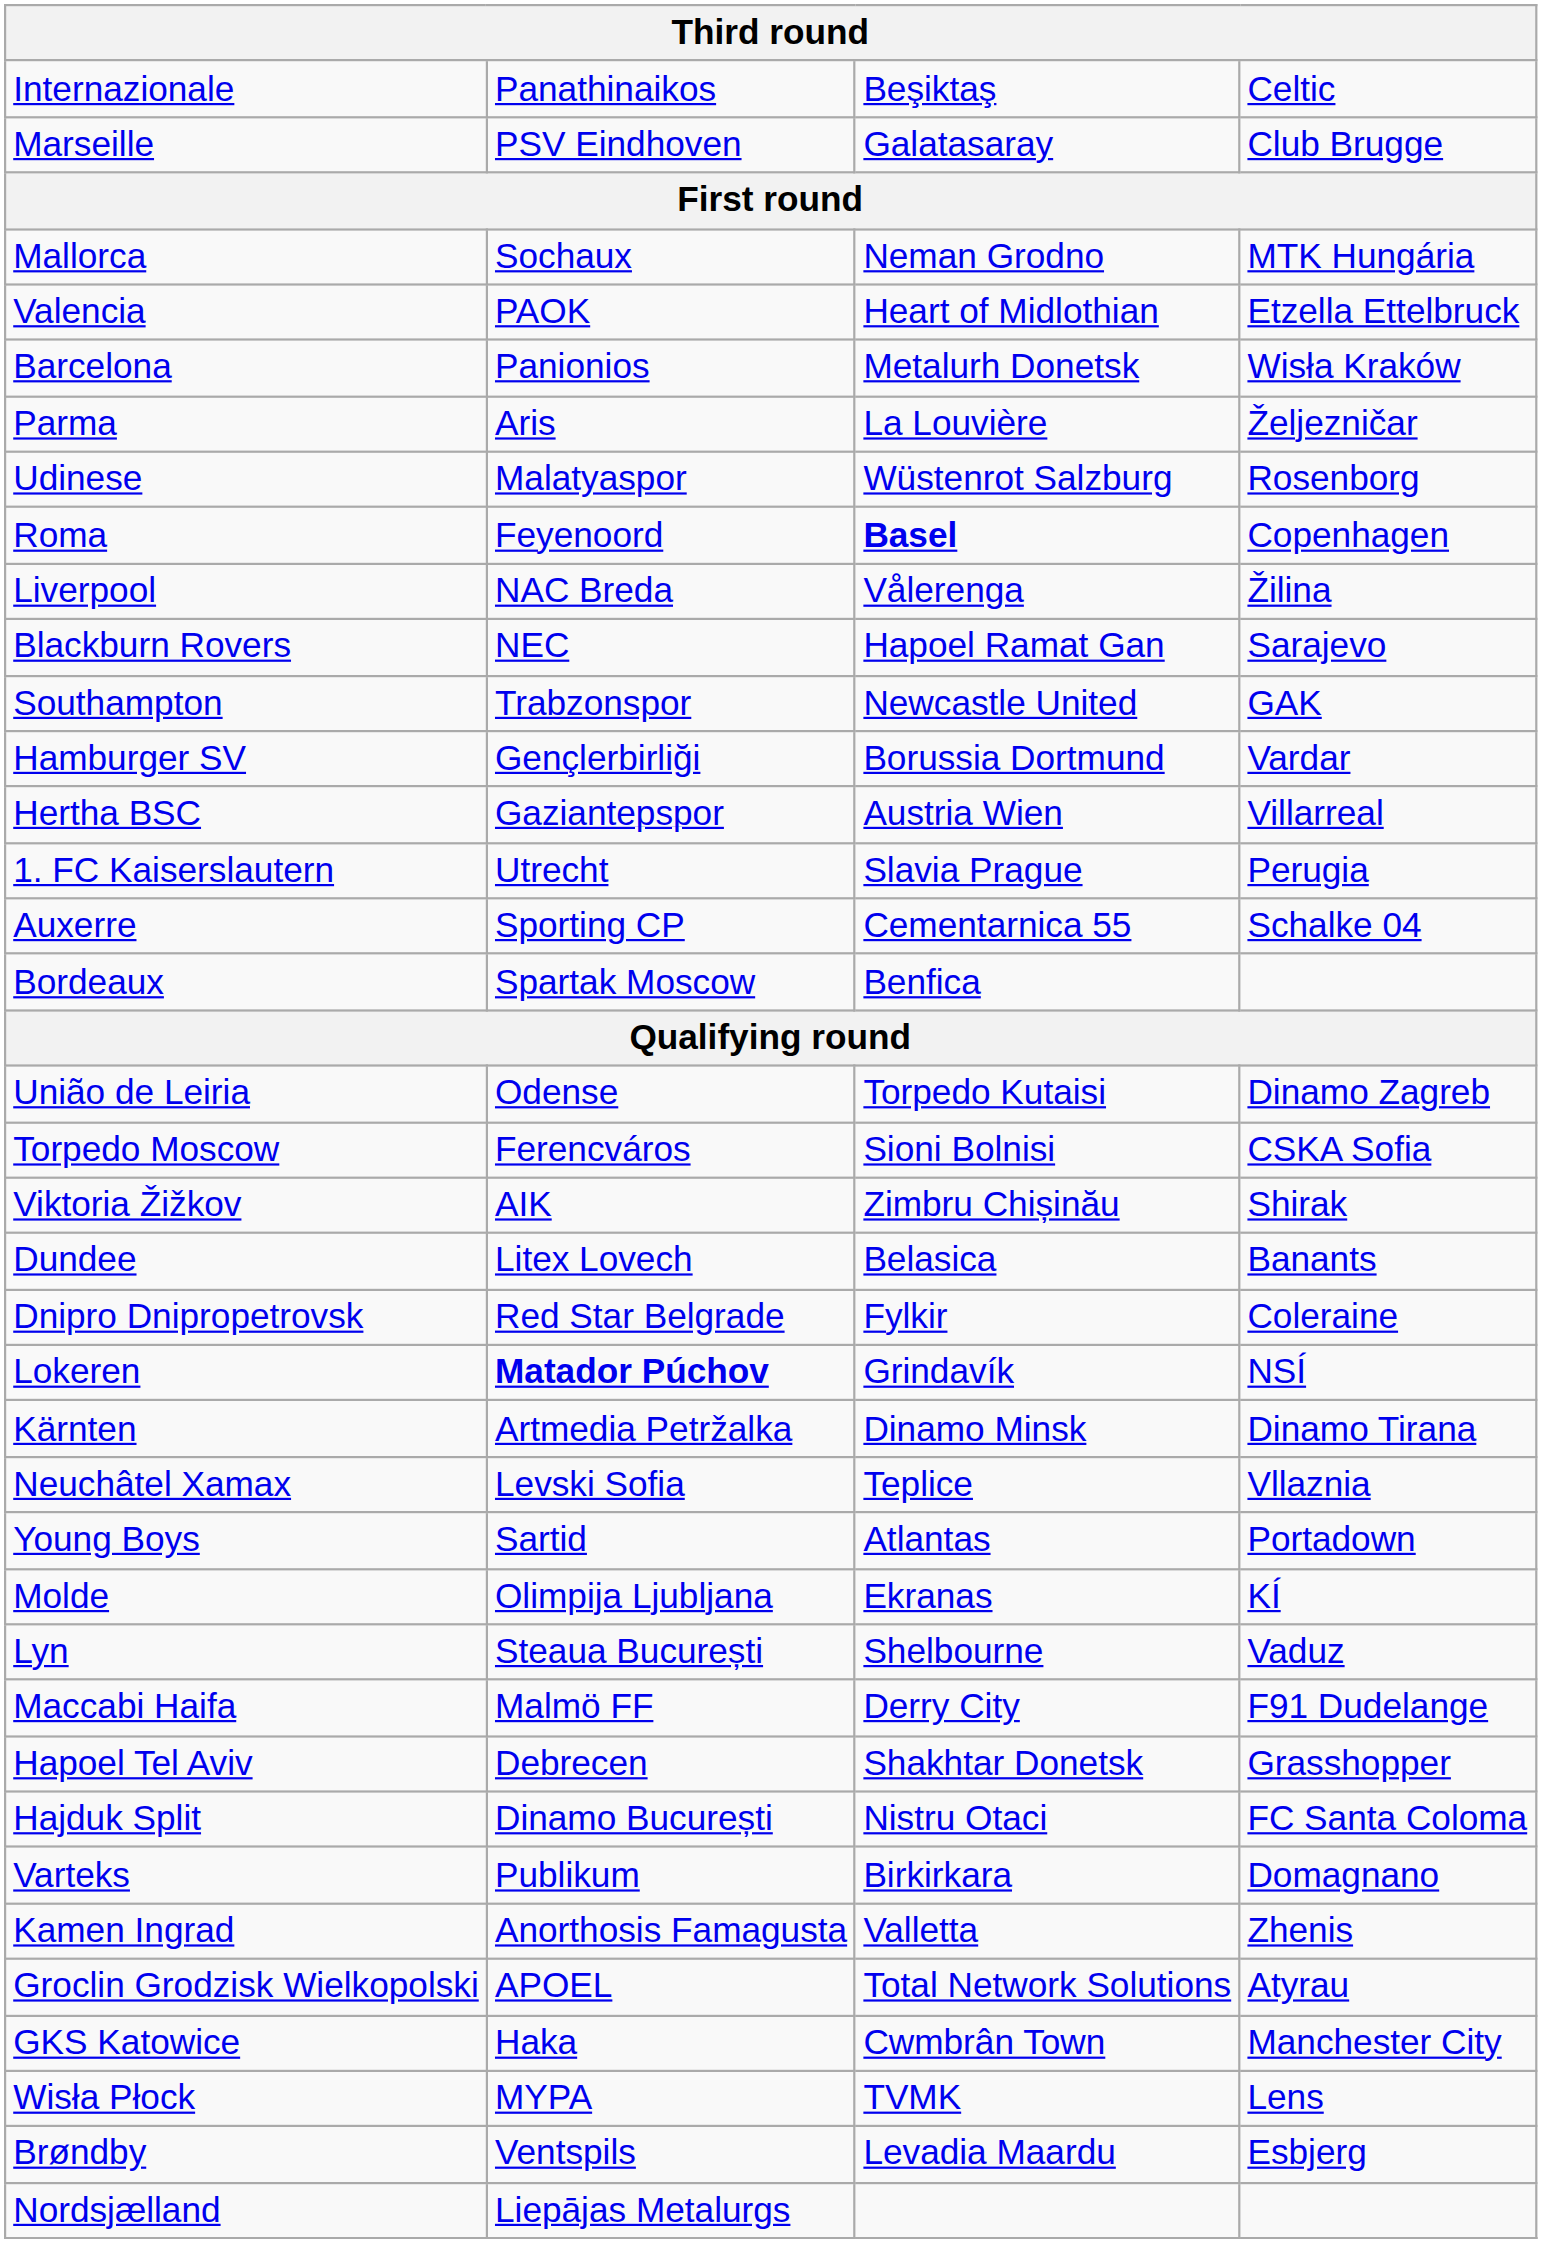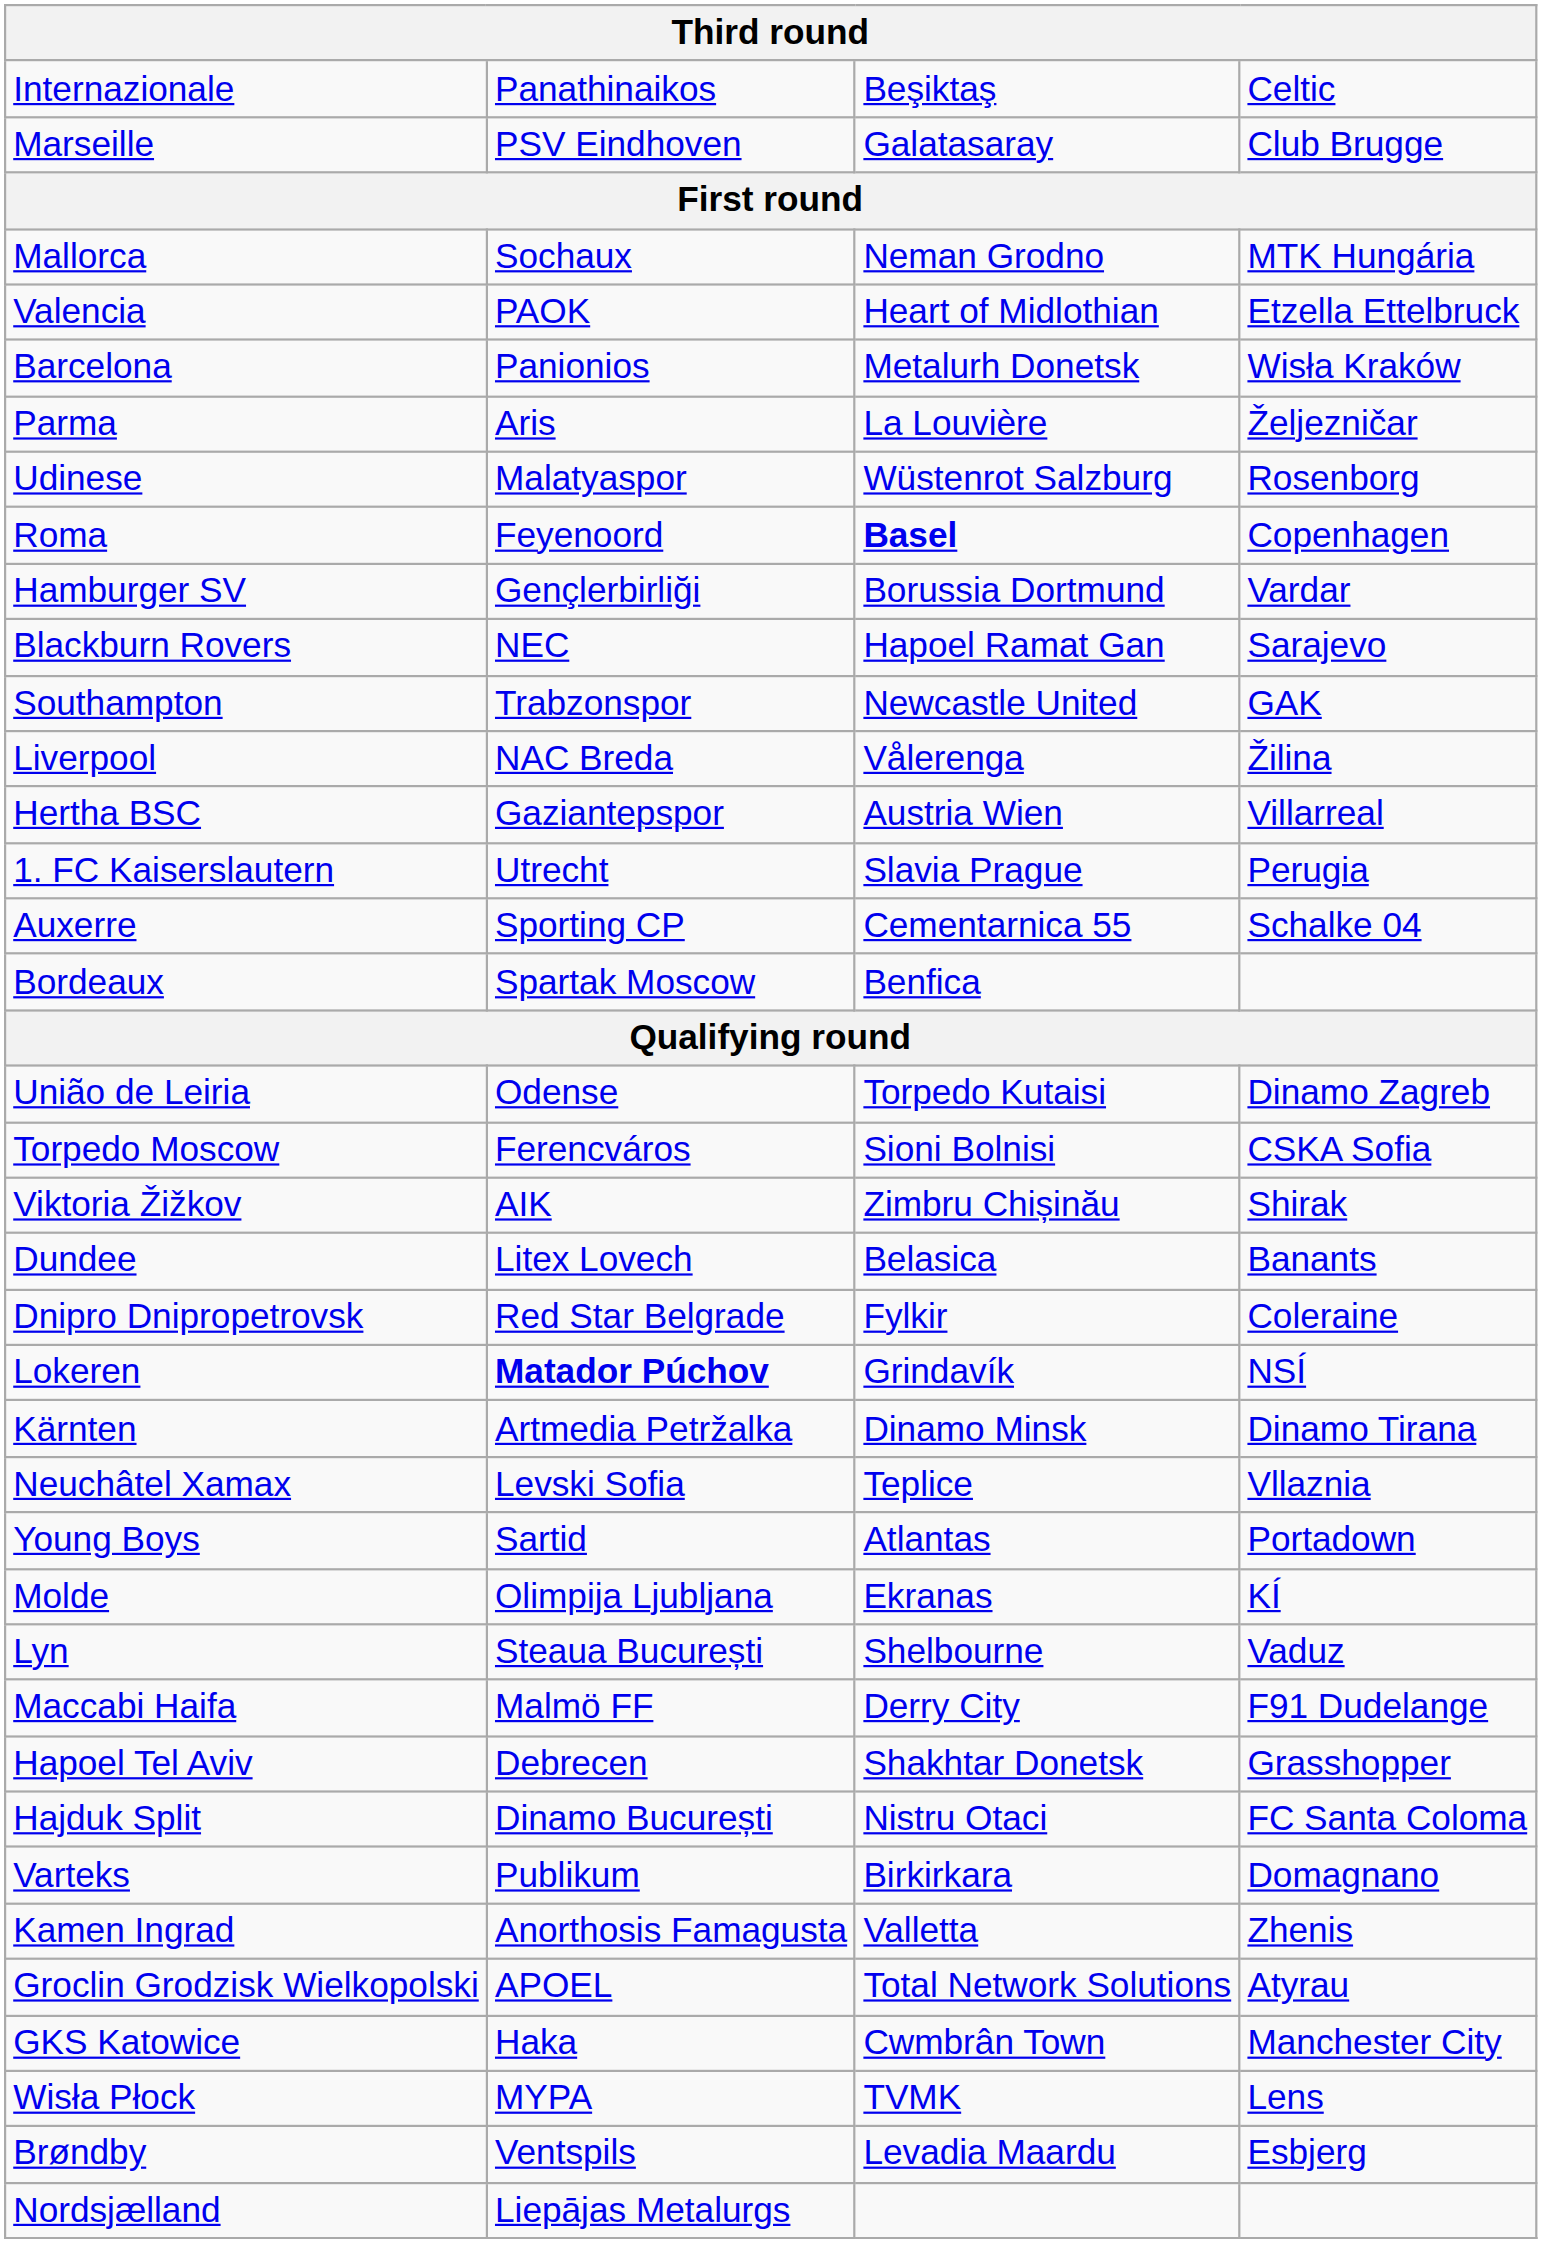rows swapped: (85, 590) <-> (130, 758)
